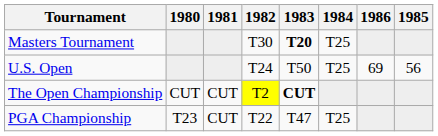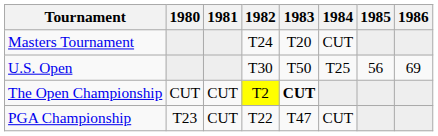columns swapped: (413, 17) <-> (376, 17)
(260, 42) T30 -> (260, 42) T24
(299, 42) bold -> (299, 42) normal
(338, 42) T25 -> (338, 42) CUT
(260, 67) T24 -> (260, 67) T30
(338, 118) T25 -> (338, 118) CUT
